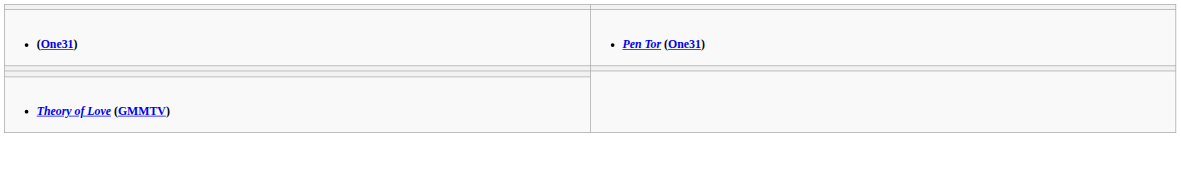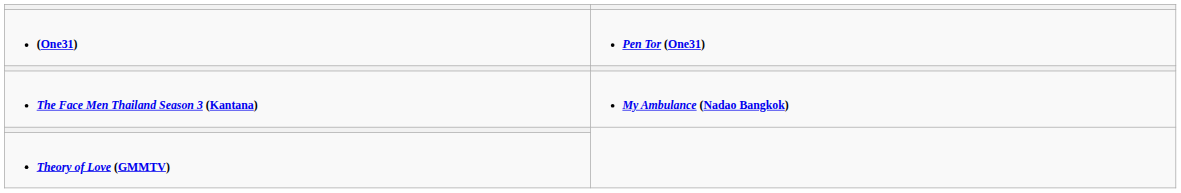+ row: (297, 106)
